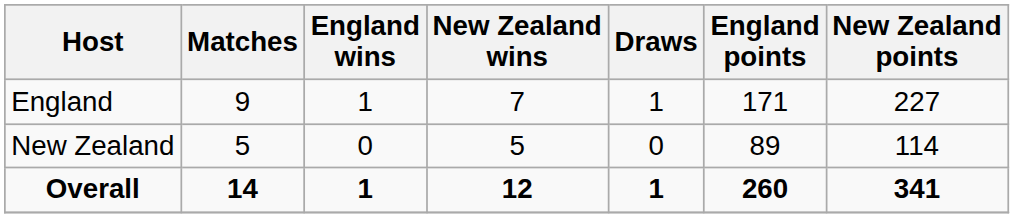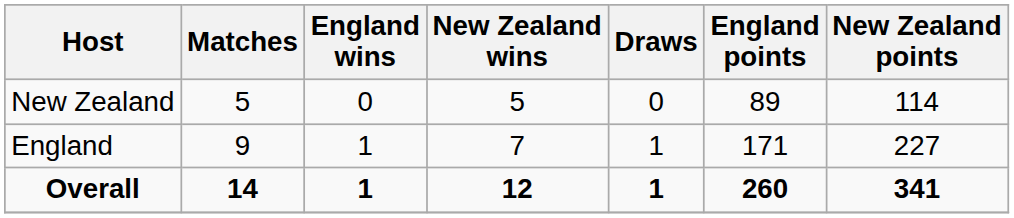rows swapped: (62, 101) <-> (93, 145)
